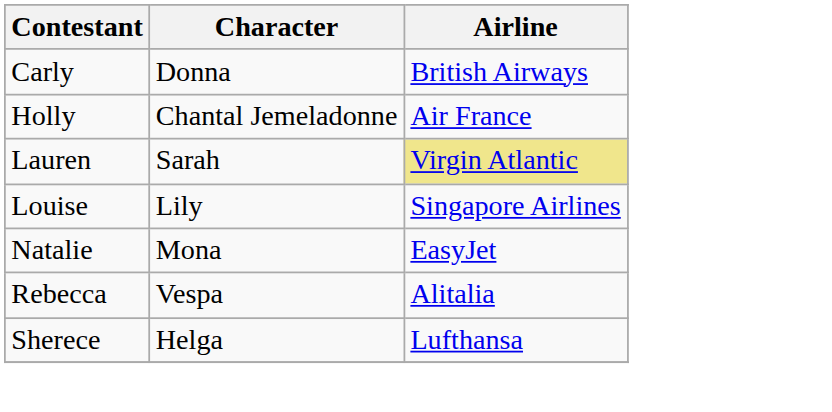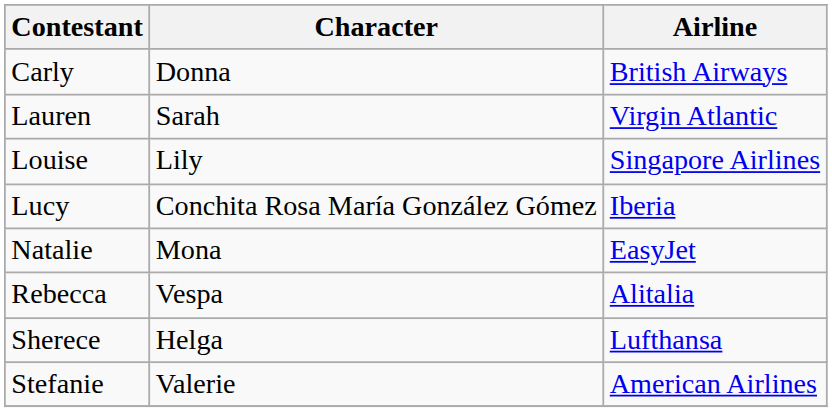- row: (43, 116)
(494, 160) khaki background -> (694, 116) no background
+ row: (40, 205)
+ row: (58, 384)
